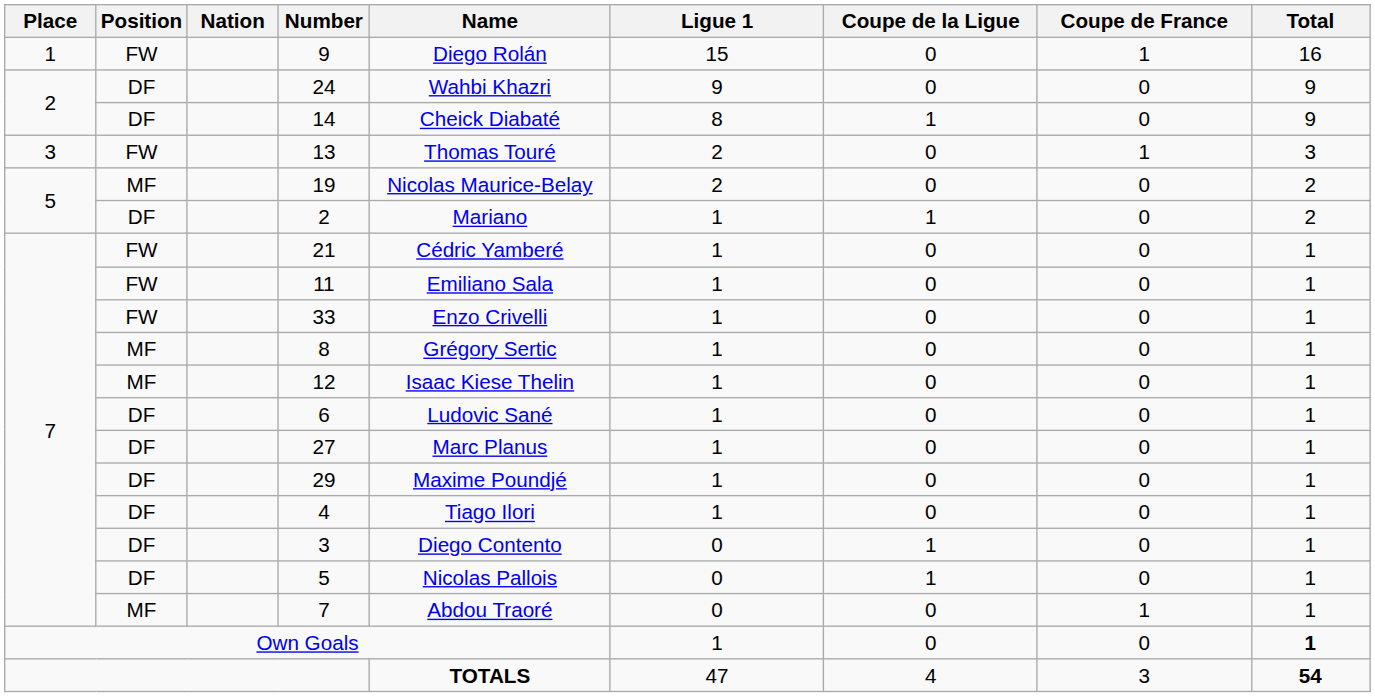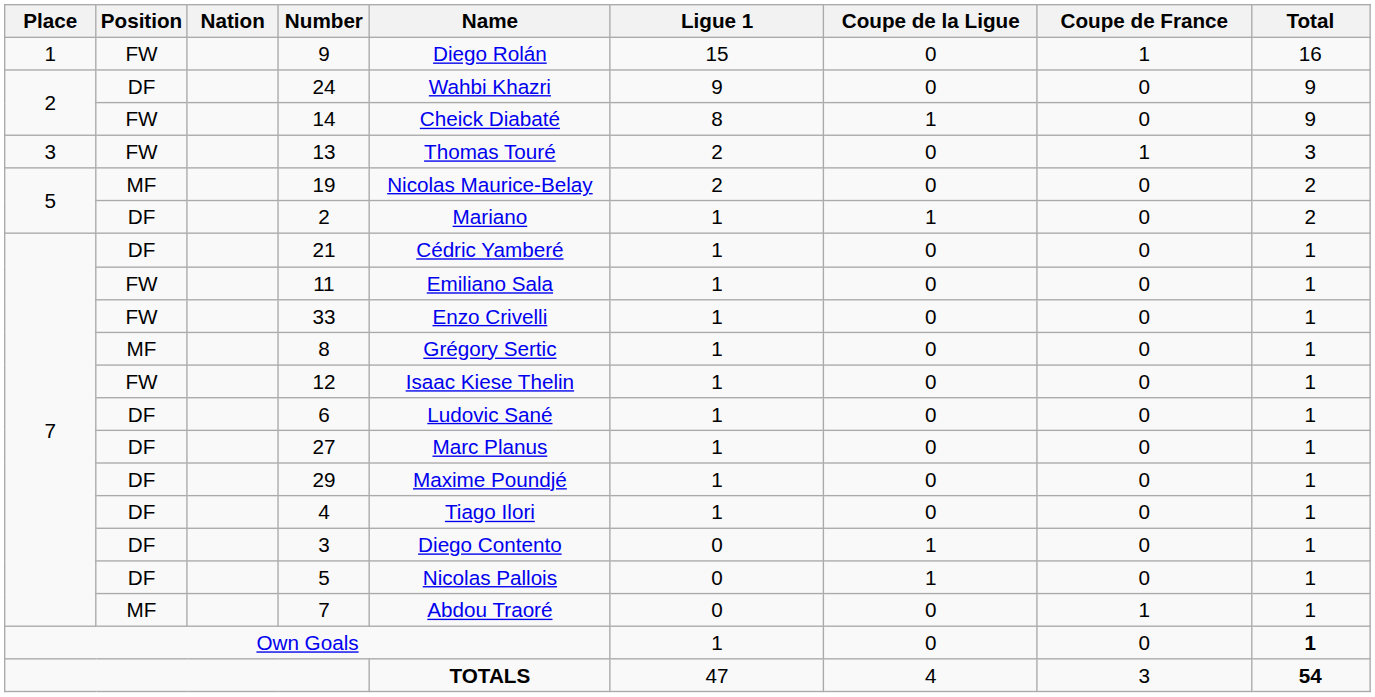(141, 119) DF -> (141, 119) FW
(141, 250) FW -> (141, 250) DF
(141, 381) MF -> (141, 381) FW
